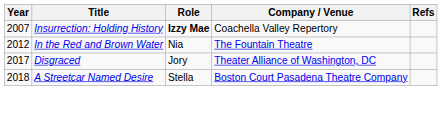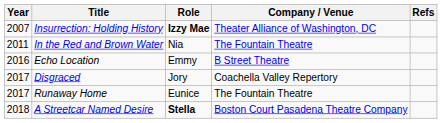(276, 28) Coachella Valley Repertory -> (295, 28) Theater Alliance of Washington, DC
(18, 45) 2012 -> (18, 45) 2011
+ row: (67, 61)
(295, 61) Theater Alliance of Washington, DC -> (276, 77) Coachella Valley Repertory
+ row: (71, 93)
(181, 77) normal -> (182, 110) bold
